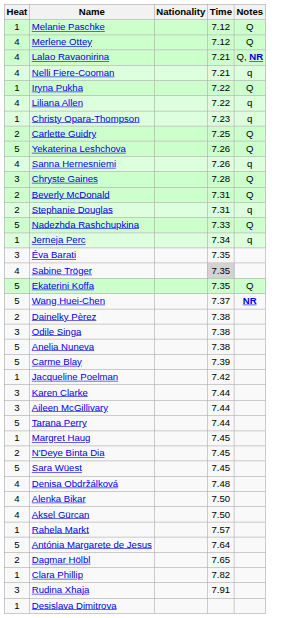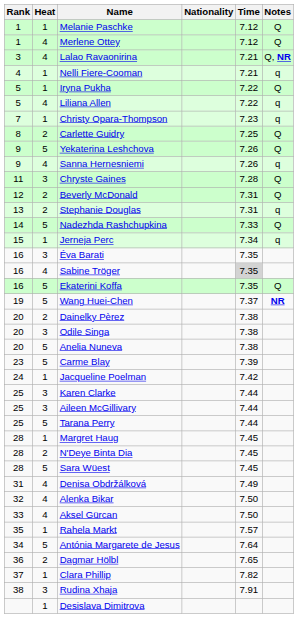+ column: (18, 12)
(17, 73) 4 -> (45, 73) 1
(221, 484) 7.48 -> (249, 484) 7.49
